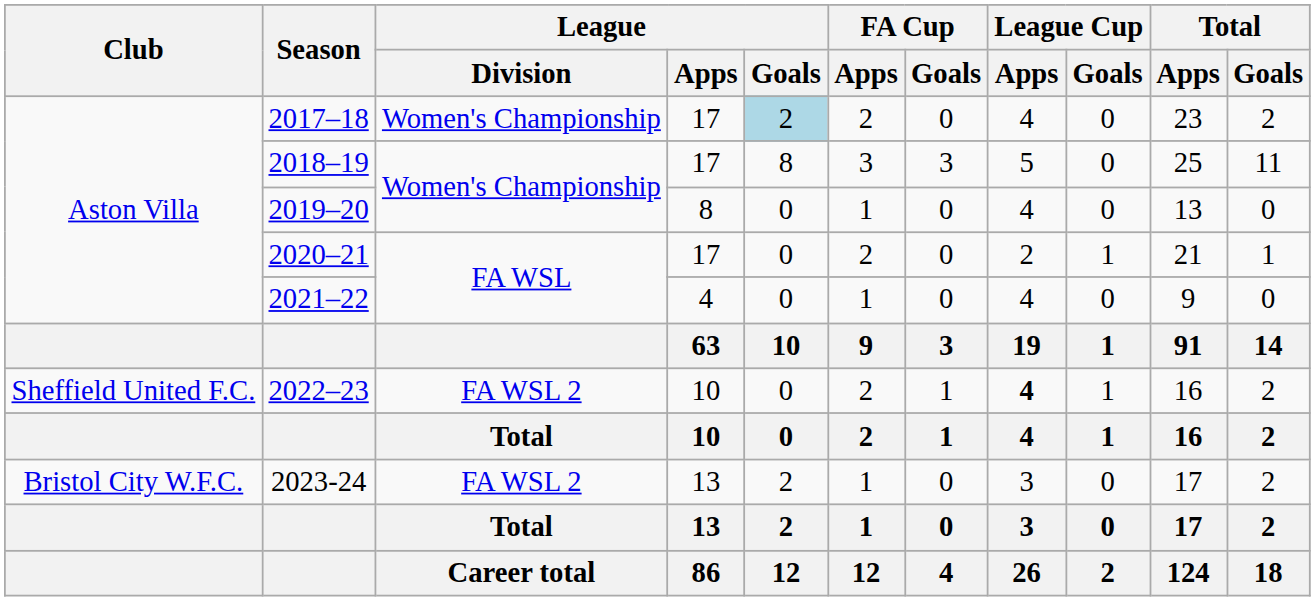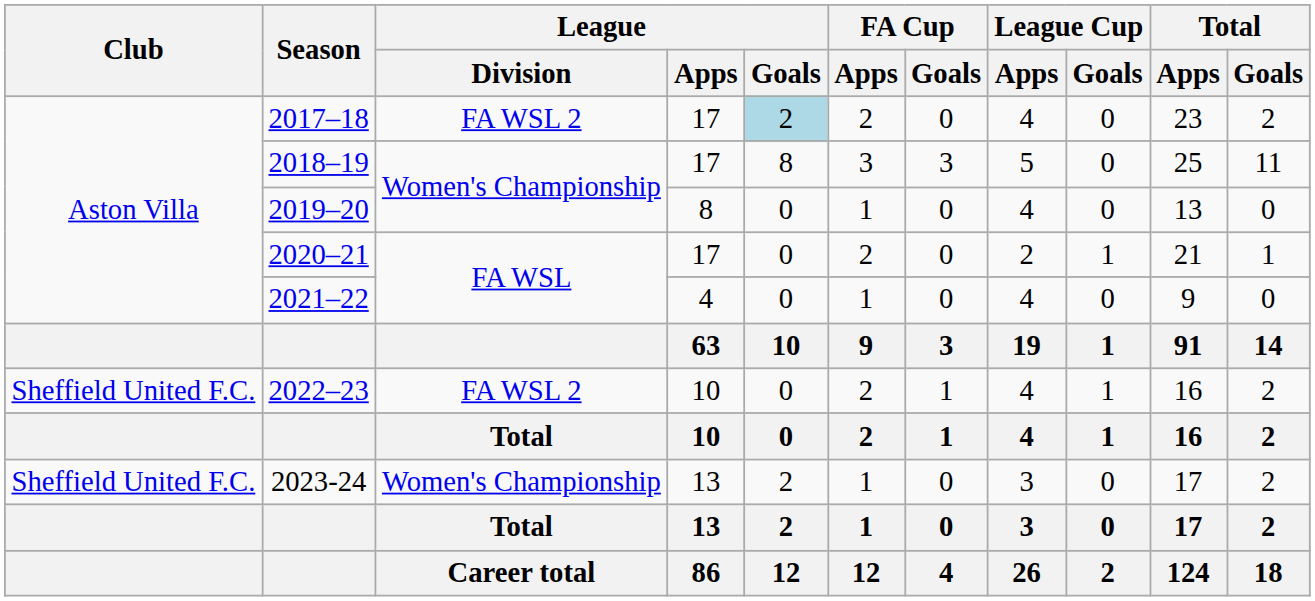(521, 118) Women's Championship -> (521, 118) FA WSL 2
(1027, 390) bold -> (1027, 390) normal
(133, 481) Bristol City W.F.C. -> (133, 481) Sheffield United F.C.
(521, 481) FA WSL 2 -> (521, 481) Women's Championship
